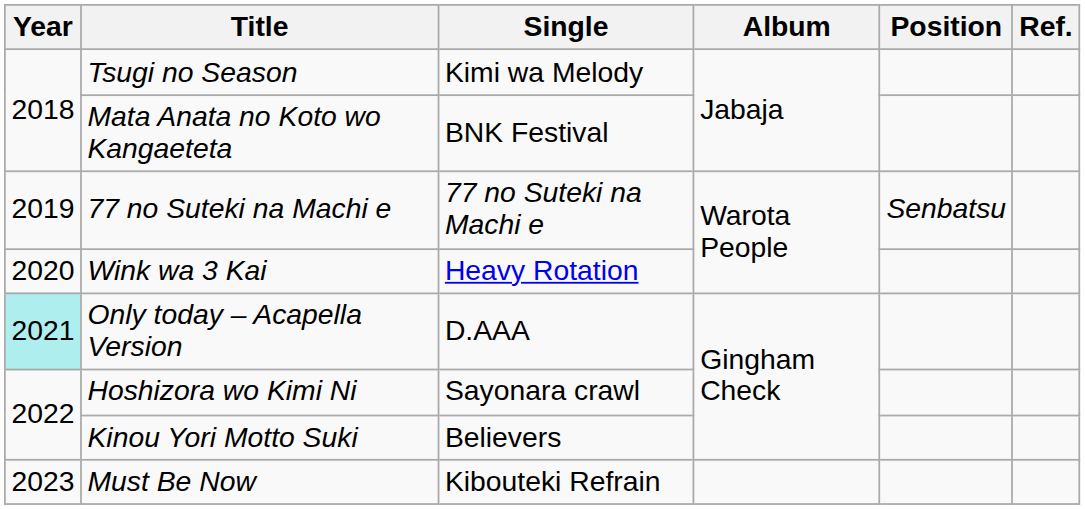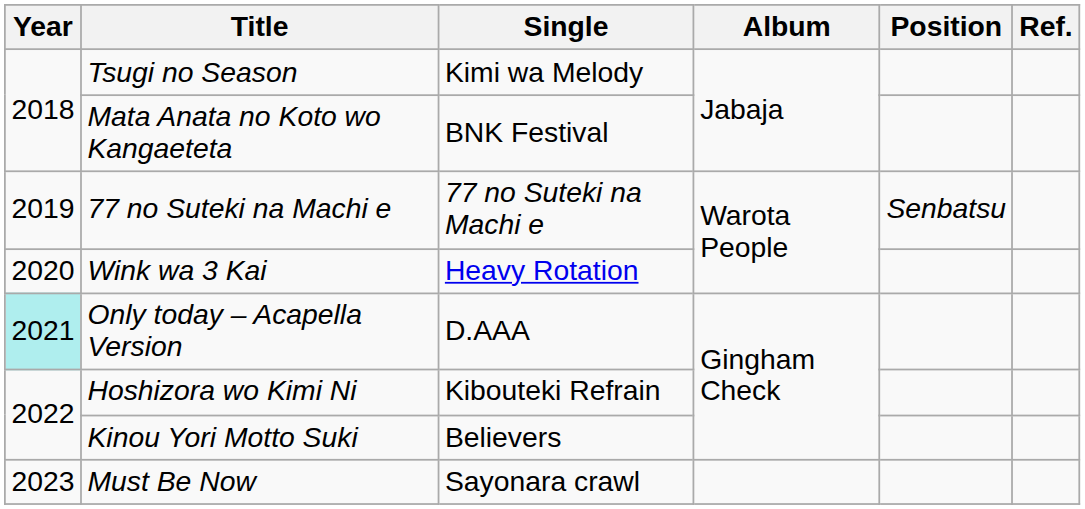(542, 392) Sayonara crawl -> (553, 392) Kibouteki Refrain
(553, 481) Kibouteki Refrain -> (542, 481) Sayonara crawl
